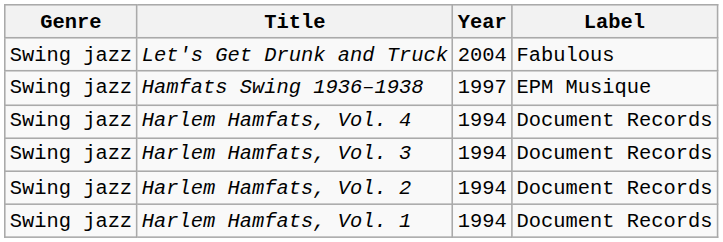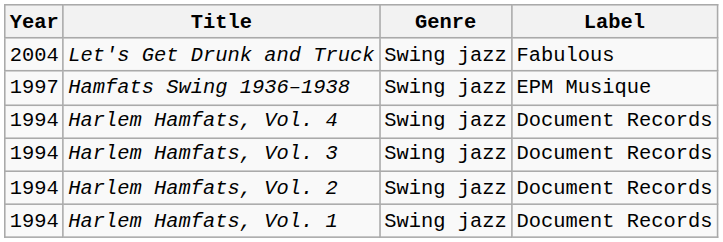columns swapped: (482, 21) <-> (71, 21)
